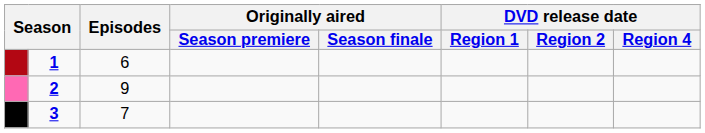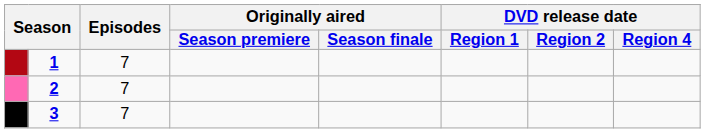(125, 62) 6 -> (125, 62) 7
(125, 88) 9 -> (125, 88) 7
